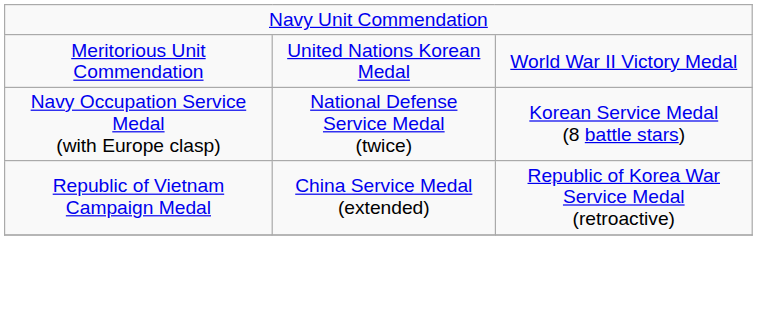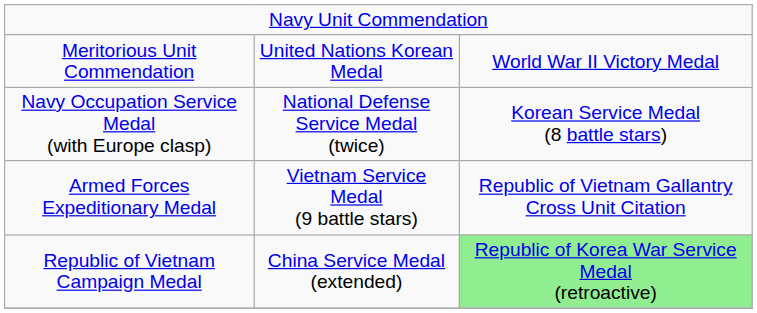+ row: (129, 197)
(624, 197) no background -> (606, 271) lightgreen background
